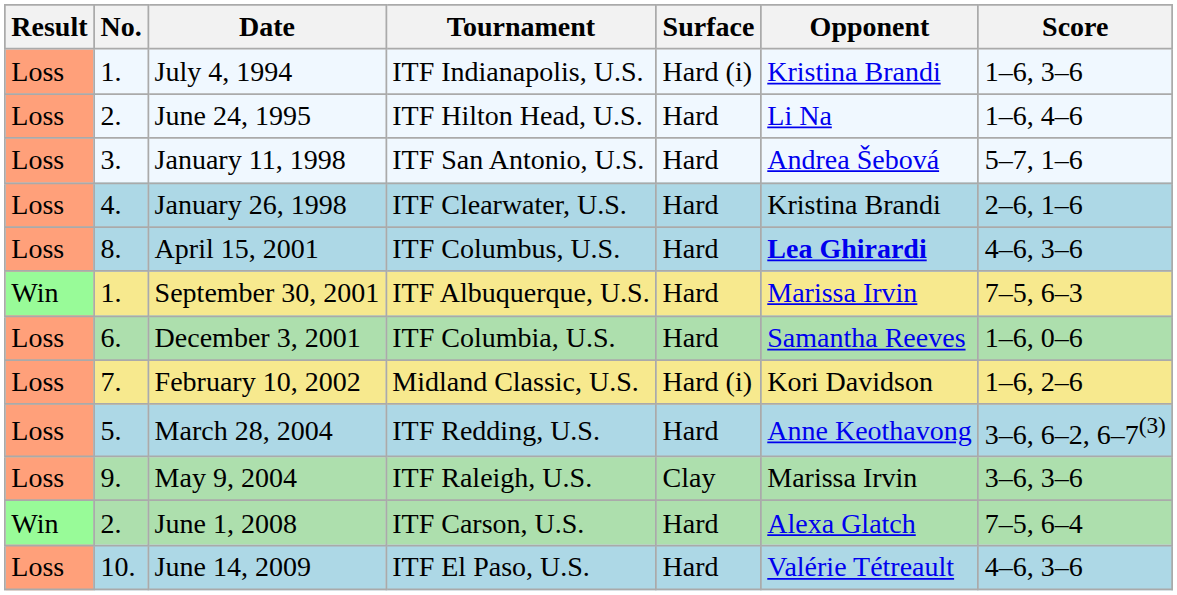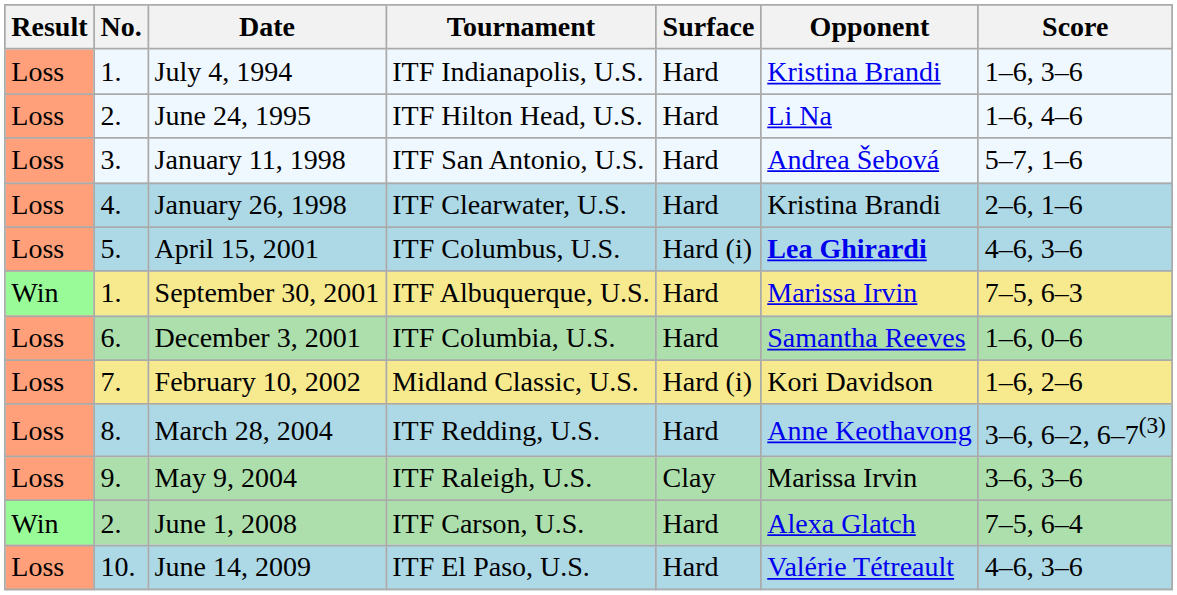(707, 71) Hard (i) -> (691, 71) Hard
(111, 248) 8. -> (111, 248) 5.
(691, 248) Hard -> (707, 248) Hard (i)
(111, 430) 5. -> (111, 430) 8.
